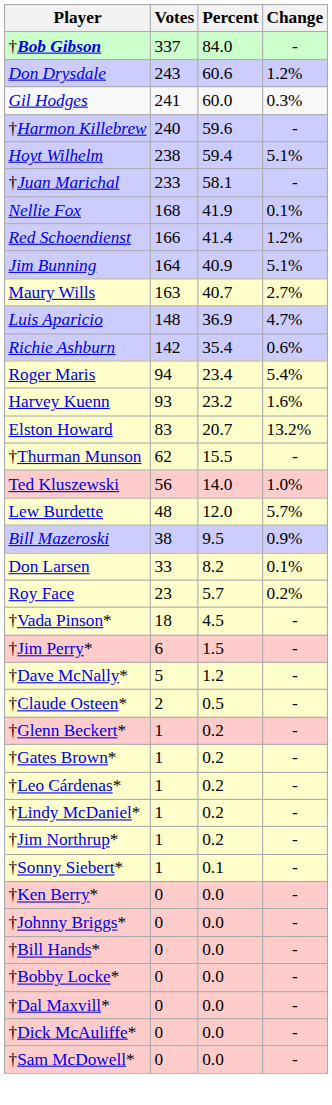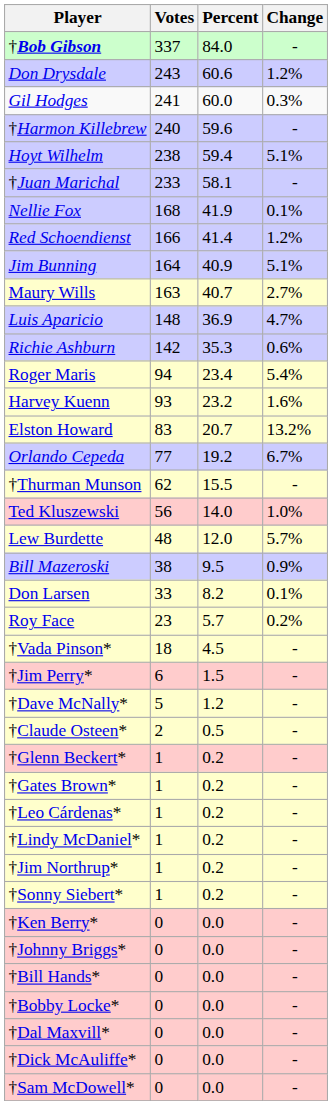(217, 347) 35.4 -> (217, 347) 35.3
+ row: (66, 456)
(213, 867) 0.1 -> (213, 895) 0.2
